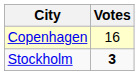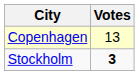(112, 37) 16 -> (112, 37) 13
